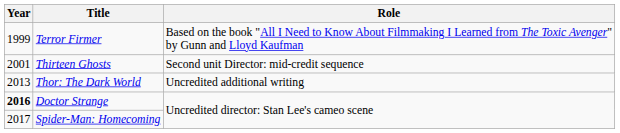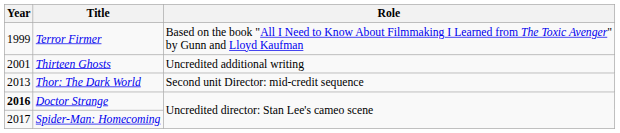(265, 63) Second unit Director: mid-credit sequence -> (235, 63) Uncredited additional writing
(235, 82) Uncredited additional writing -> (265, 82) Second unit Director: mid-credit sequence
